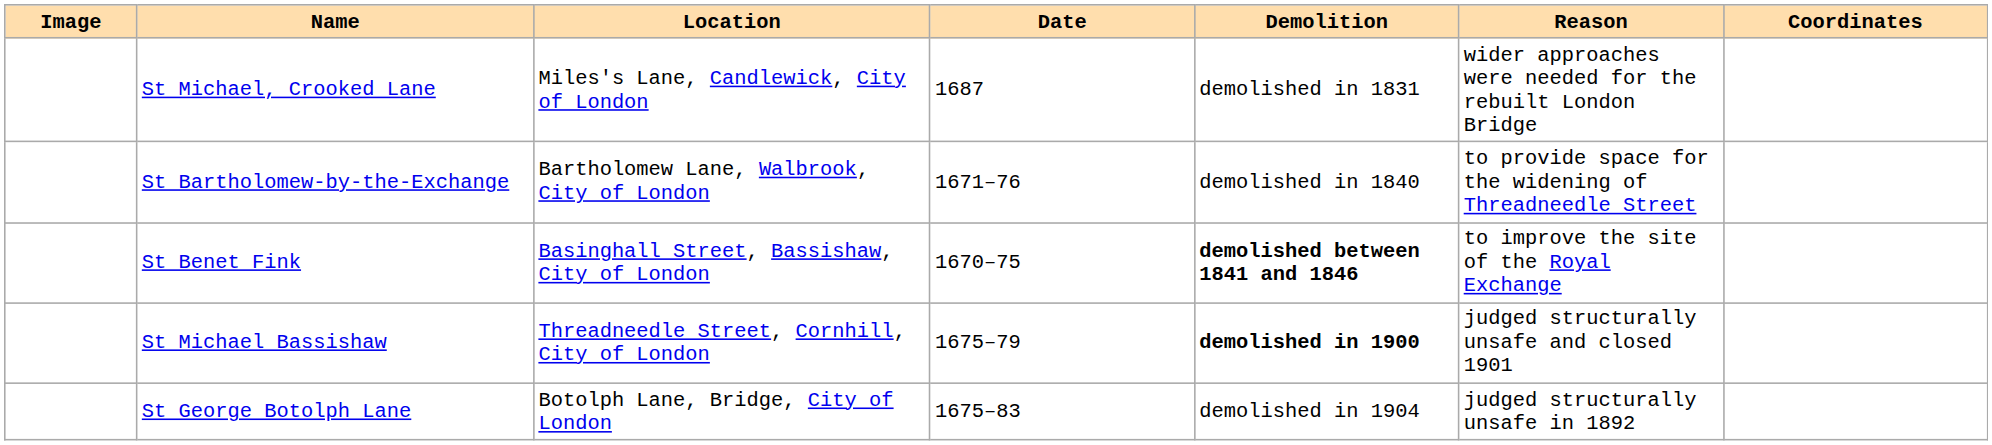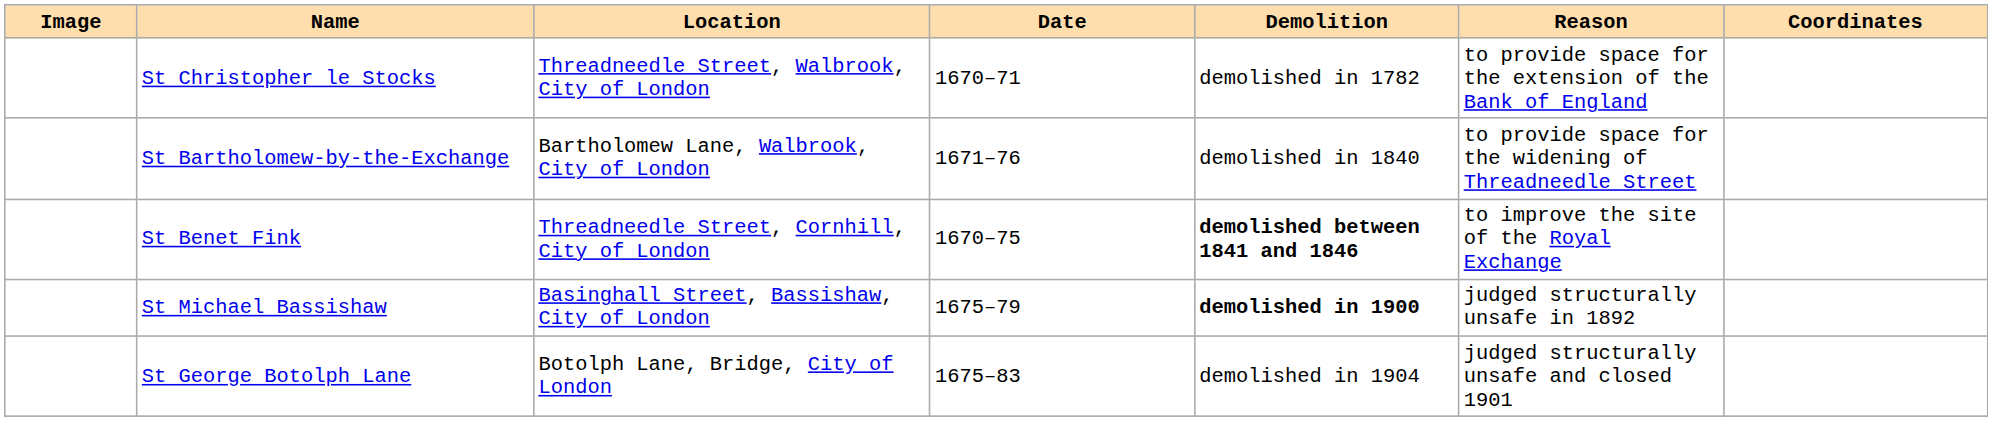+ row: (289, 78)
- row: (289, 90)
(716, 263) Basinghall Street, Bassishaw, City of London -> (722, 239) Threadneedle Street, Cornhill, City of London
(722, 343) Threadneedle Street, Cornhill, City of London -> (716, 308) Basinghall Street, Bassishaw, City of London
(1580, 343) judged structurally unsafe and closed 1901 -> (1580, 308) judged structurally unsafe in 1892
(1580, 411) judged structurally unsafe in 1892 -> (1580, 376) judged structurally unsafe and closed 1901
